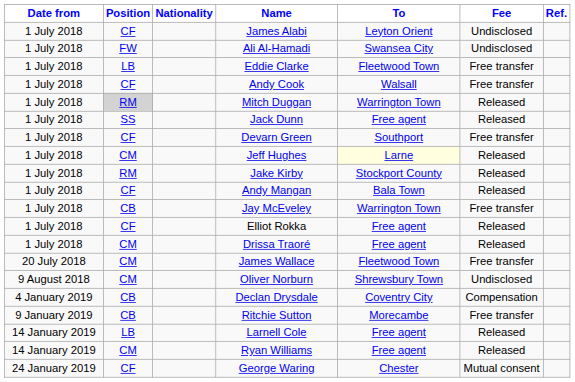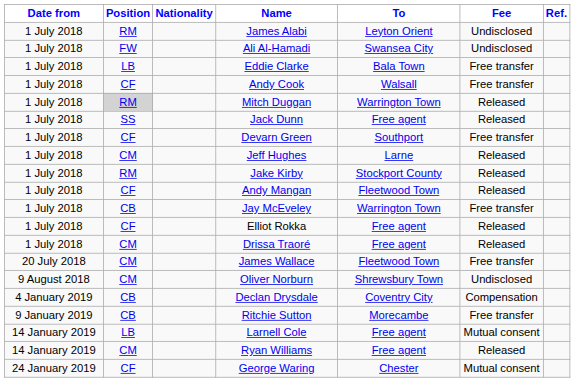(128, 31) CF -> (128, 31) RM
(399, 67) Fleetwood Town -> (399, 67) Bala Town
(399, 156) lightyellow background -> (399, 156) no background
(399, 191) Bala Town -> (399, 191) Fleetwood Town
(502, 333) Released -> (502, 333) Mutual consent
